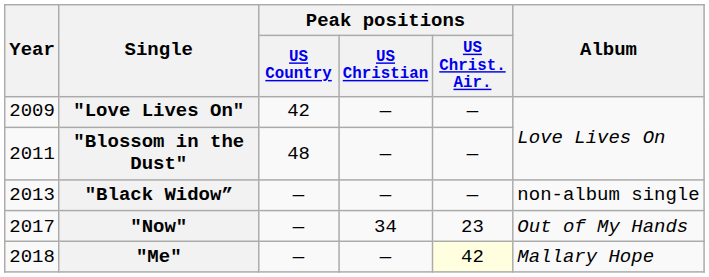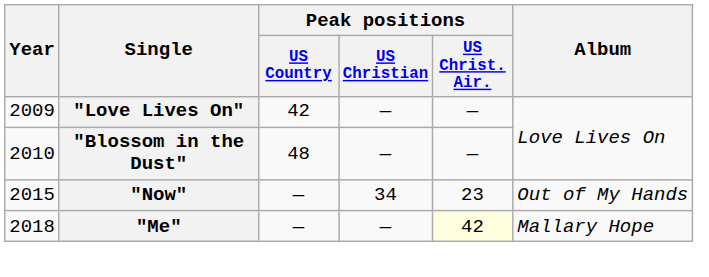(32, 153) 2011 -> (32, 153) 2010
- row: (159, 195)
(32, 226) 2017 -> (32, 195) 2015
